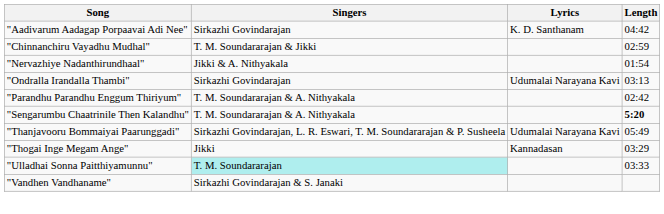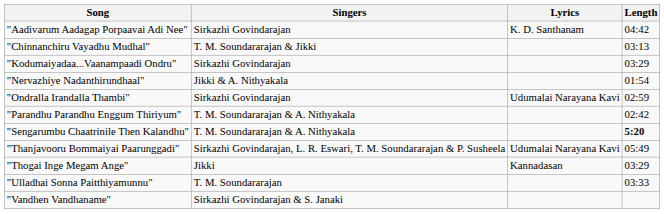(637, 47) 02:59 -> (637, 47) 03:13
+ row: (92, 64)
(637, 81) 03:13 -> (637, 98) 02:59
(238, 166) paleturquoise background -> (238, 183) no background
